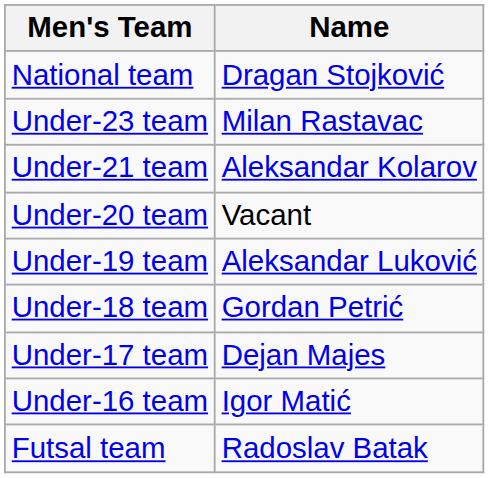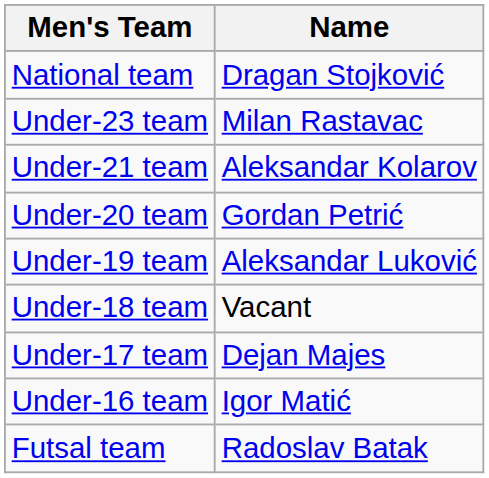(266, 214) Vacant -> (312, 214) Gordan Petrić
(312, 307) Gordan Petrić -> (266, 307) Vacant
